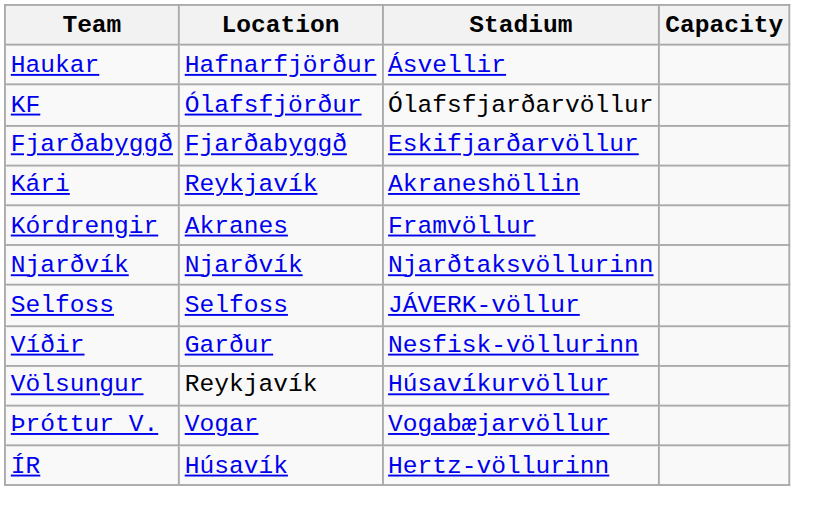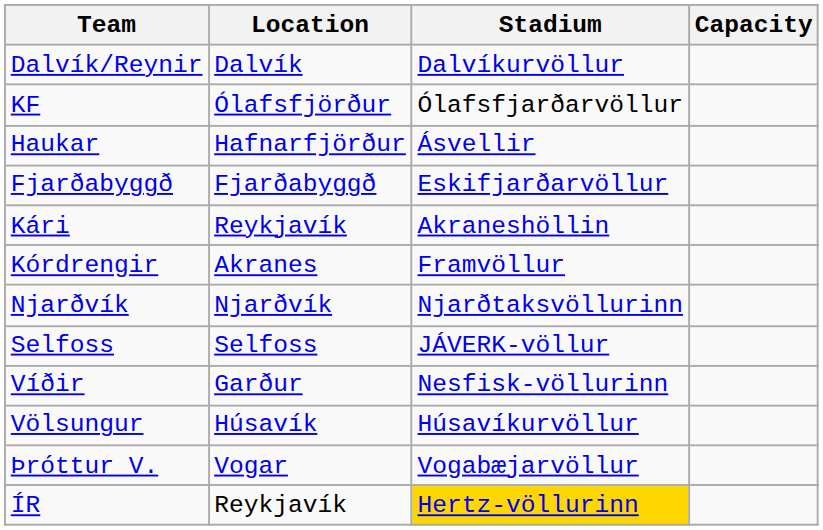+ row: (107, 65)
rows swapped: (26, 105) <-> (55, 65)
(251, 385) Reykjavík -> (266, 425) Húsavík
(236, 465) Húsavík -> (281, 505) Reykjavík
(499, 465) no background -> (528, 505) gold background
